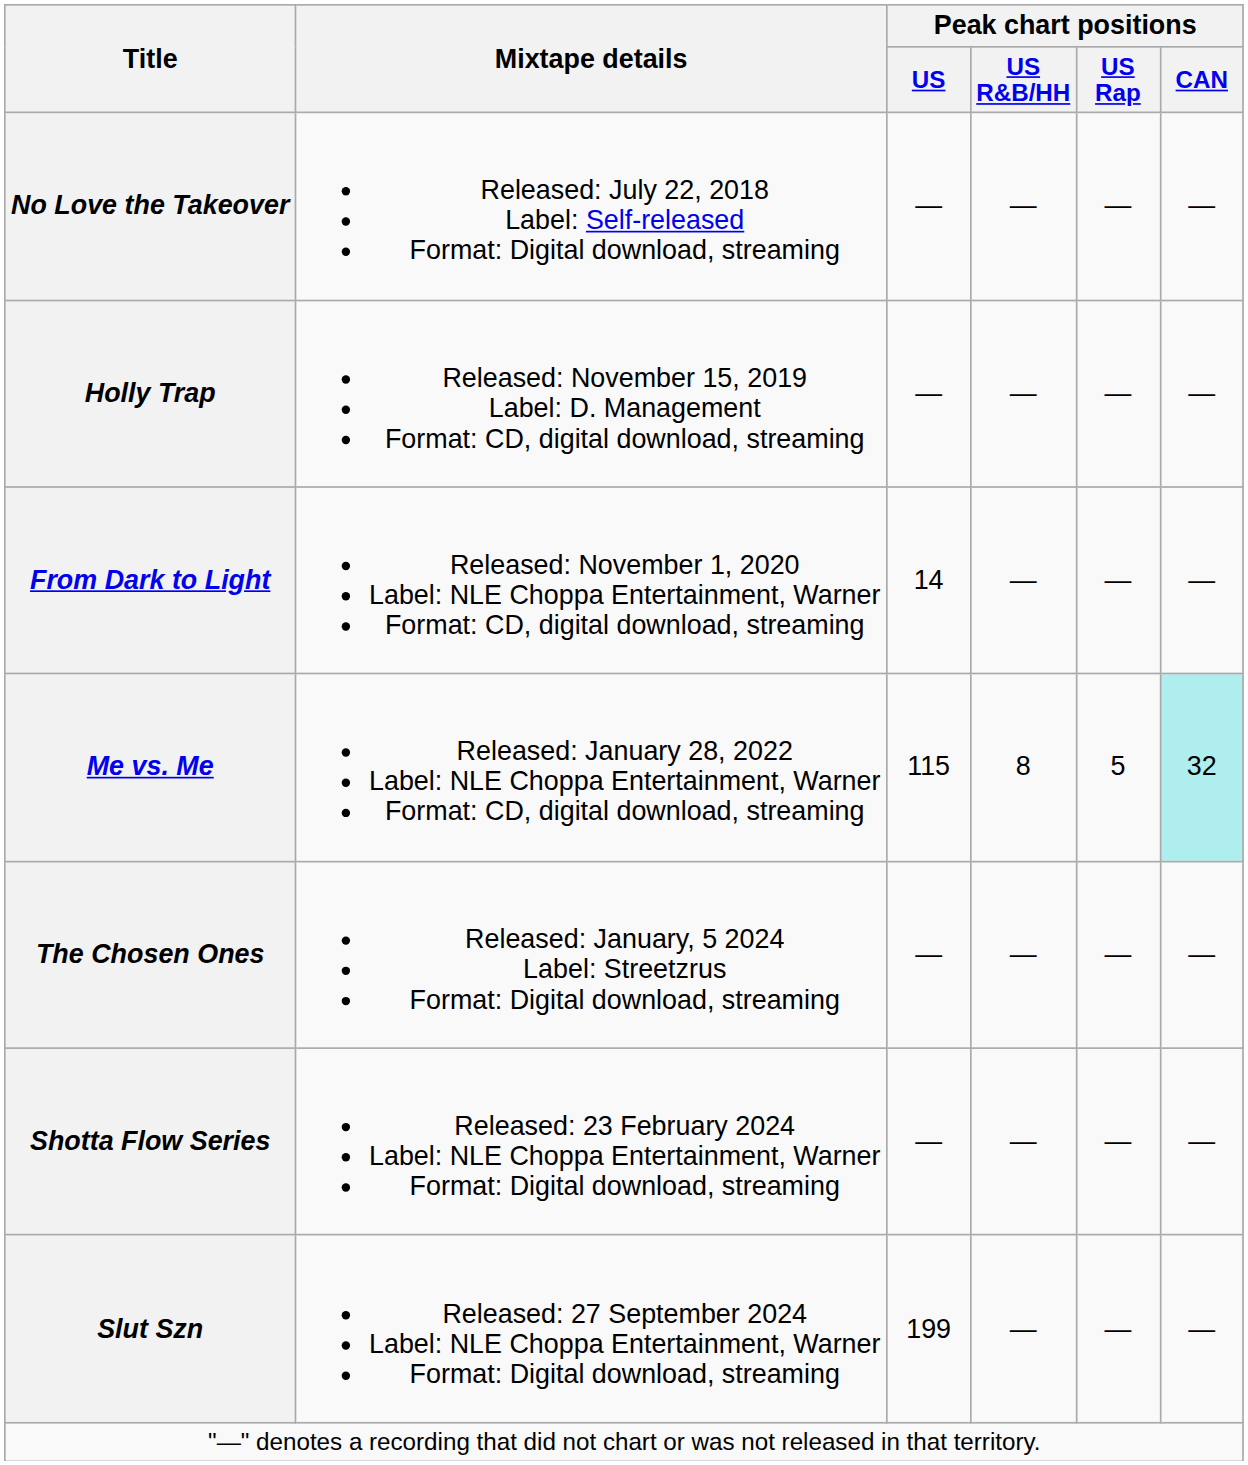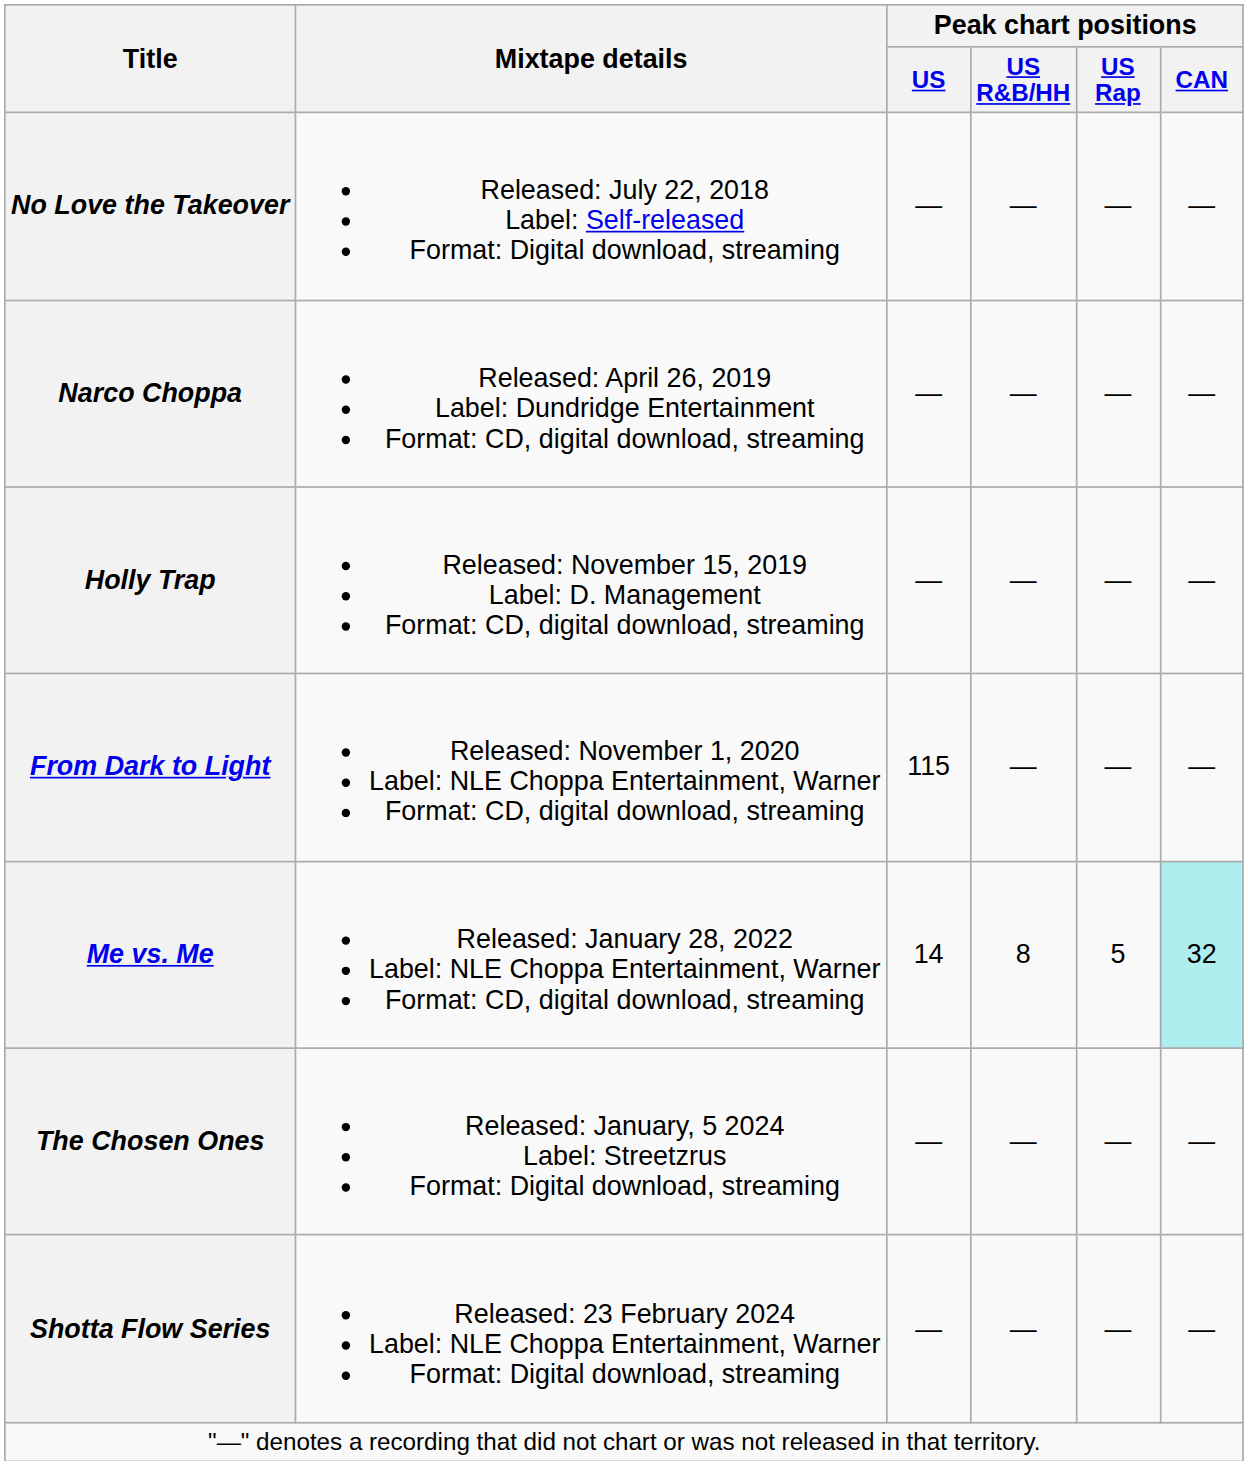+ row: (150, 392)
(929, 580) 14 -> (929, 767) 115
(929, 767) 115 -> (929, 954) 14
- row: (150, 1328)
